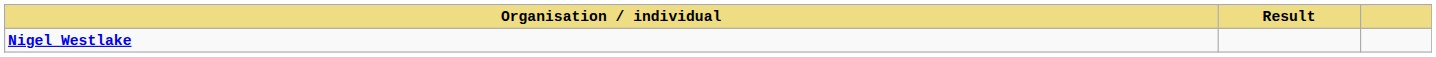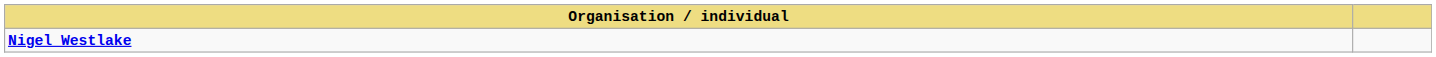- column: (1289, 17)
